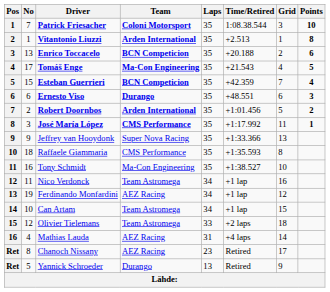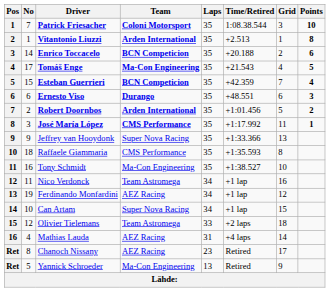(28, 53) 13 -> (28, 53) 14
(151, 209) Team Astromega -> (156, 209) Super Nova Racing
(137, 265) Durango -> (158, 265) Ma-Con Engineering
